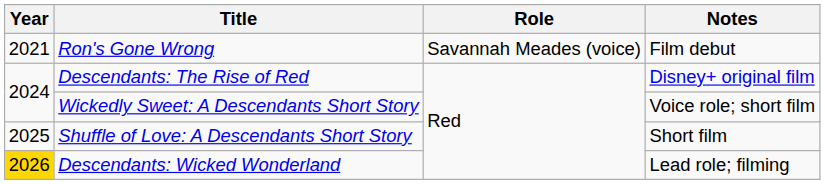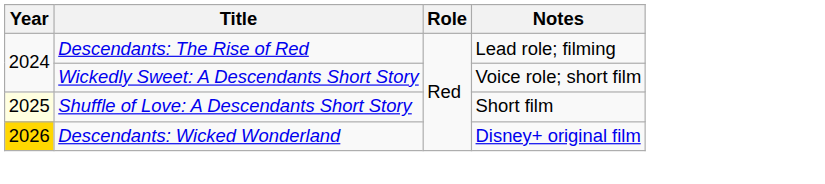- row: (136, 48)
(732, 77) Disney+ original film -> (546, 48) Lead role; filming
(29, 135) no background -> (29, 106) lightyellow background
(720, 164) Lead role; filming -> (558, 135) Disney+ original film
